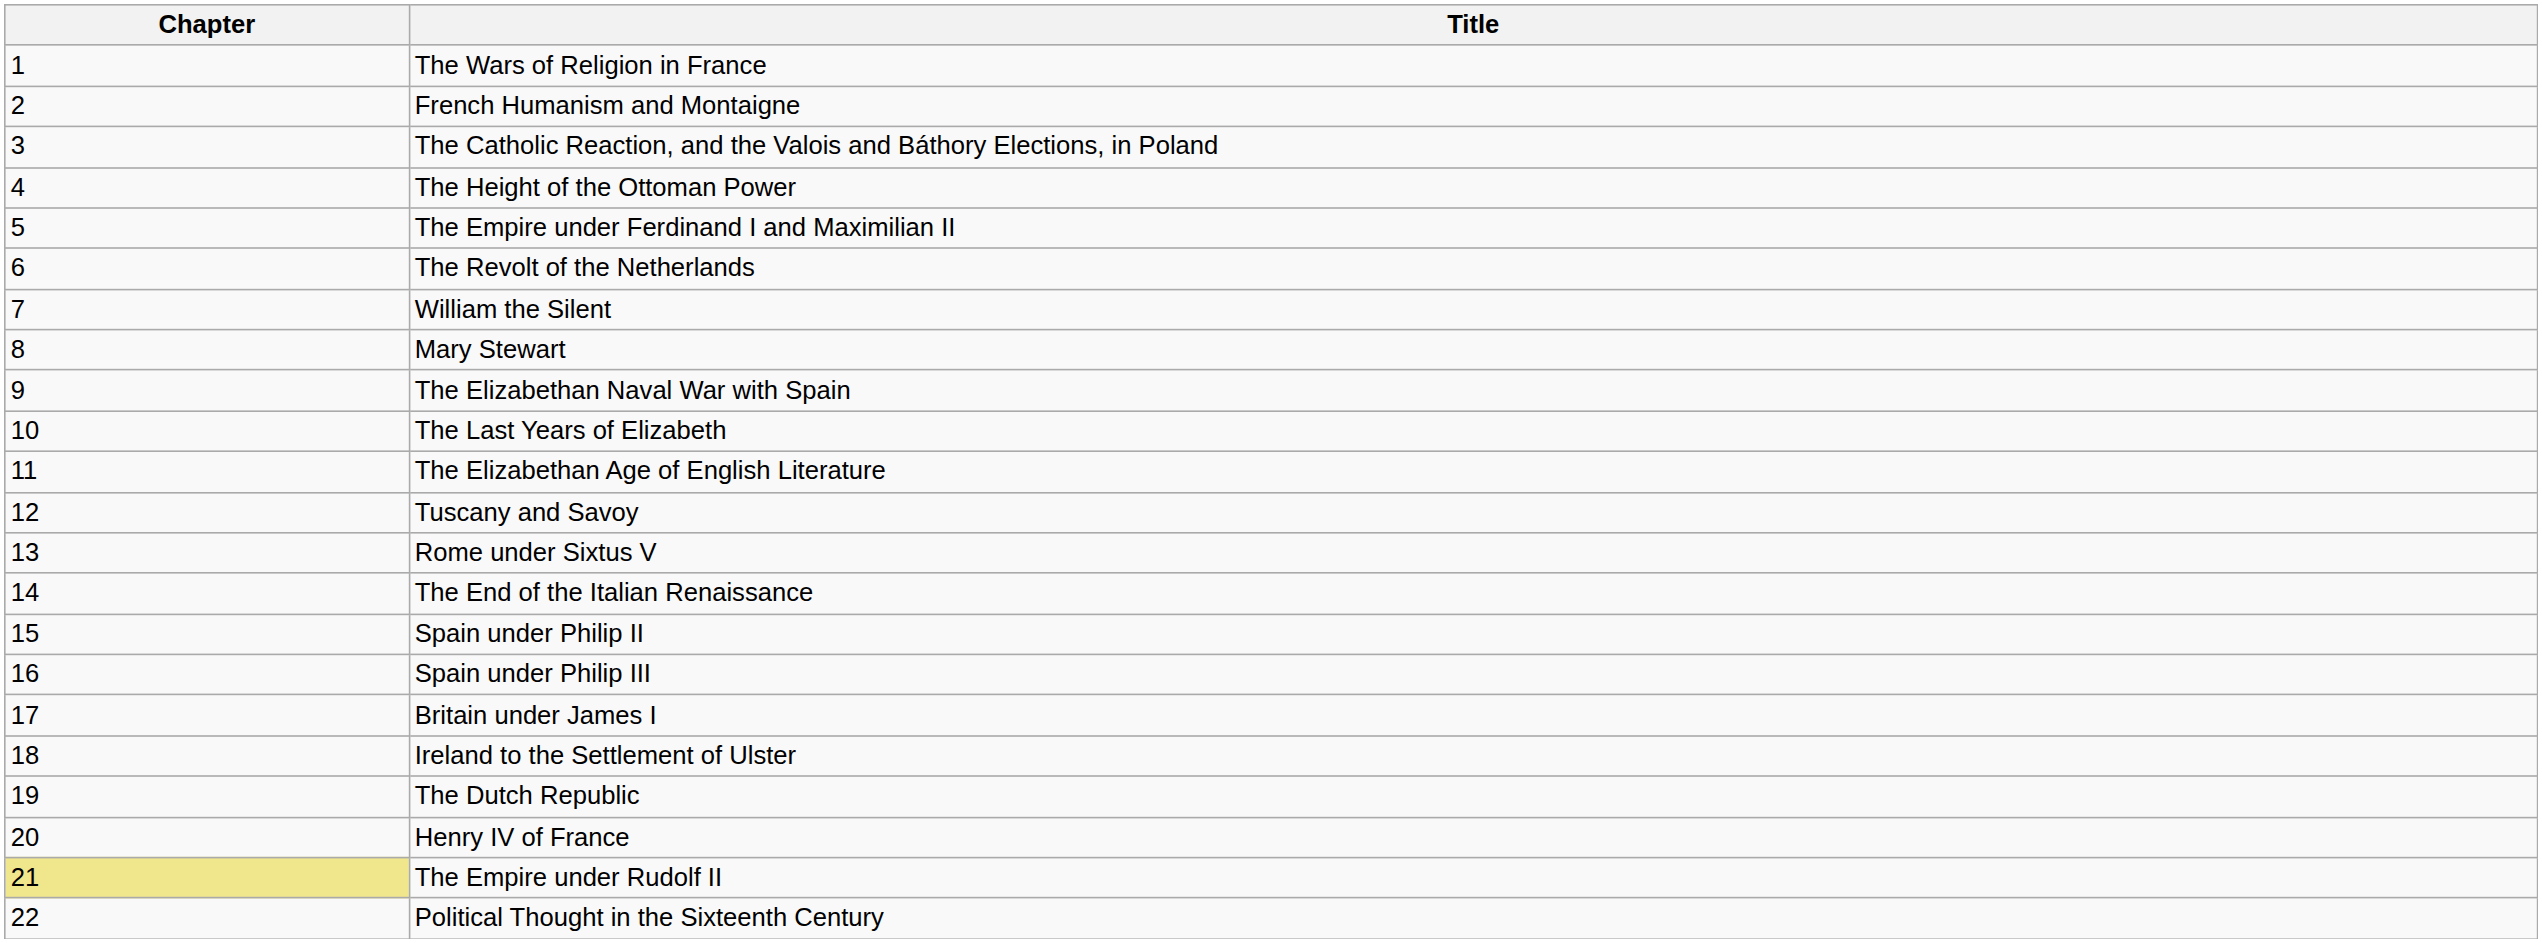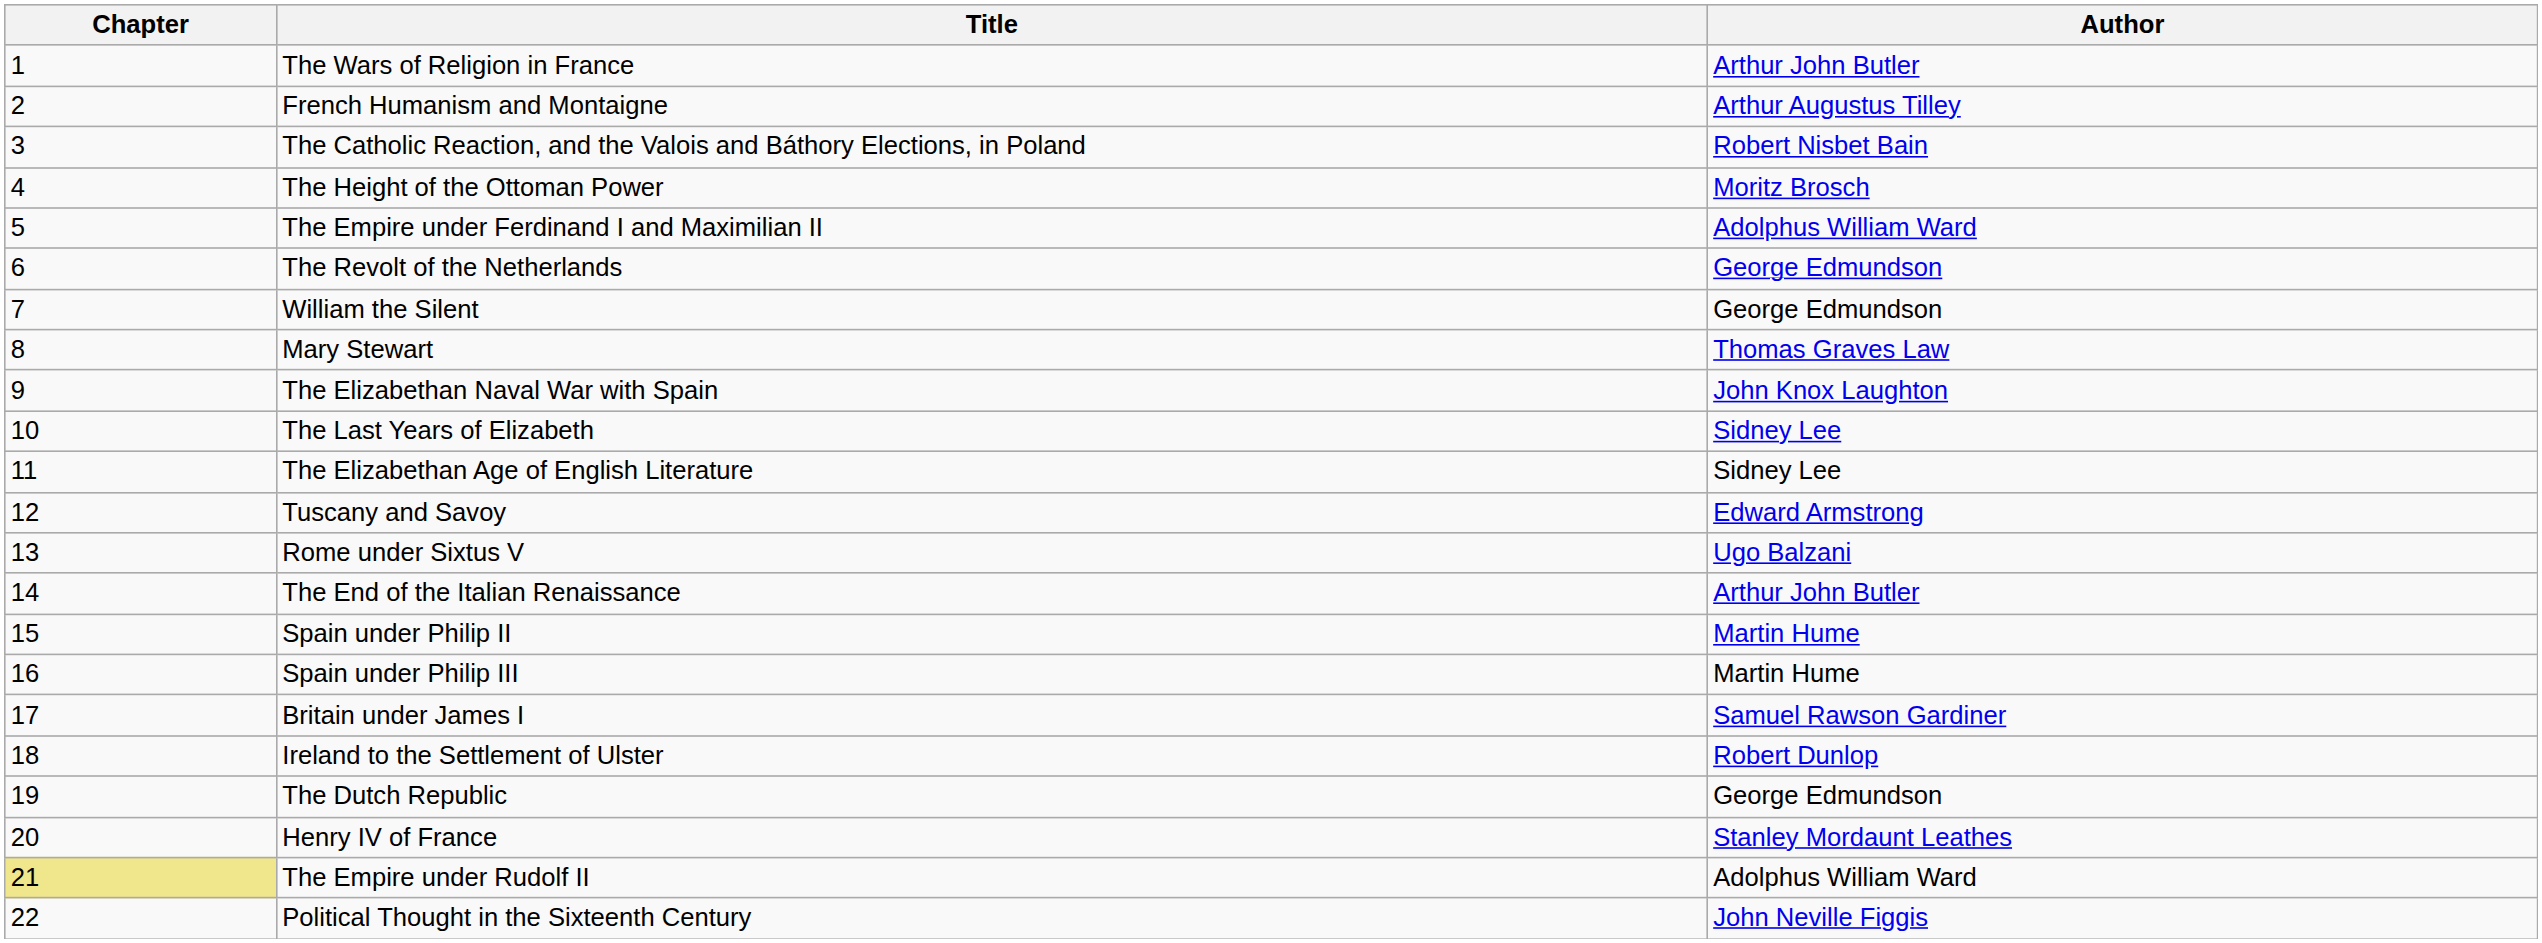+ column: (2122, 24)
